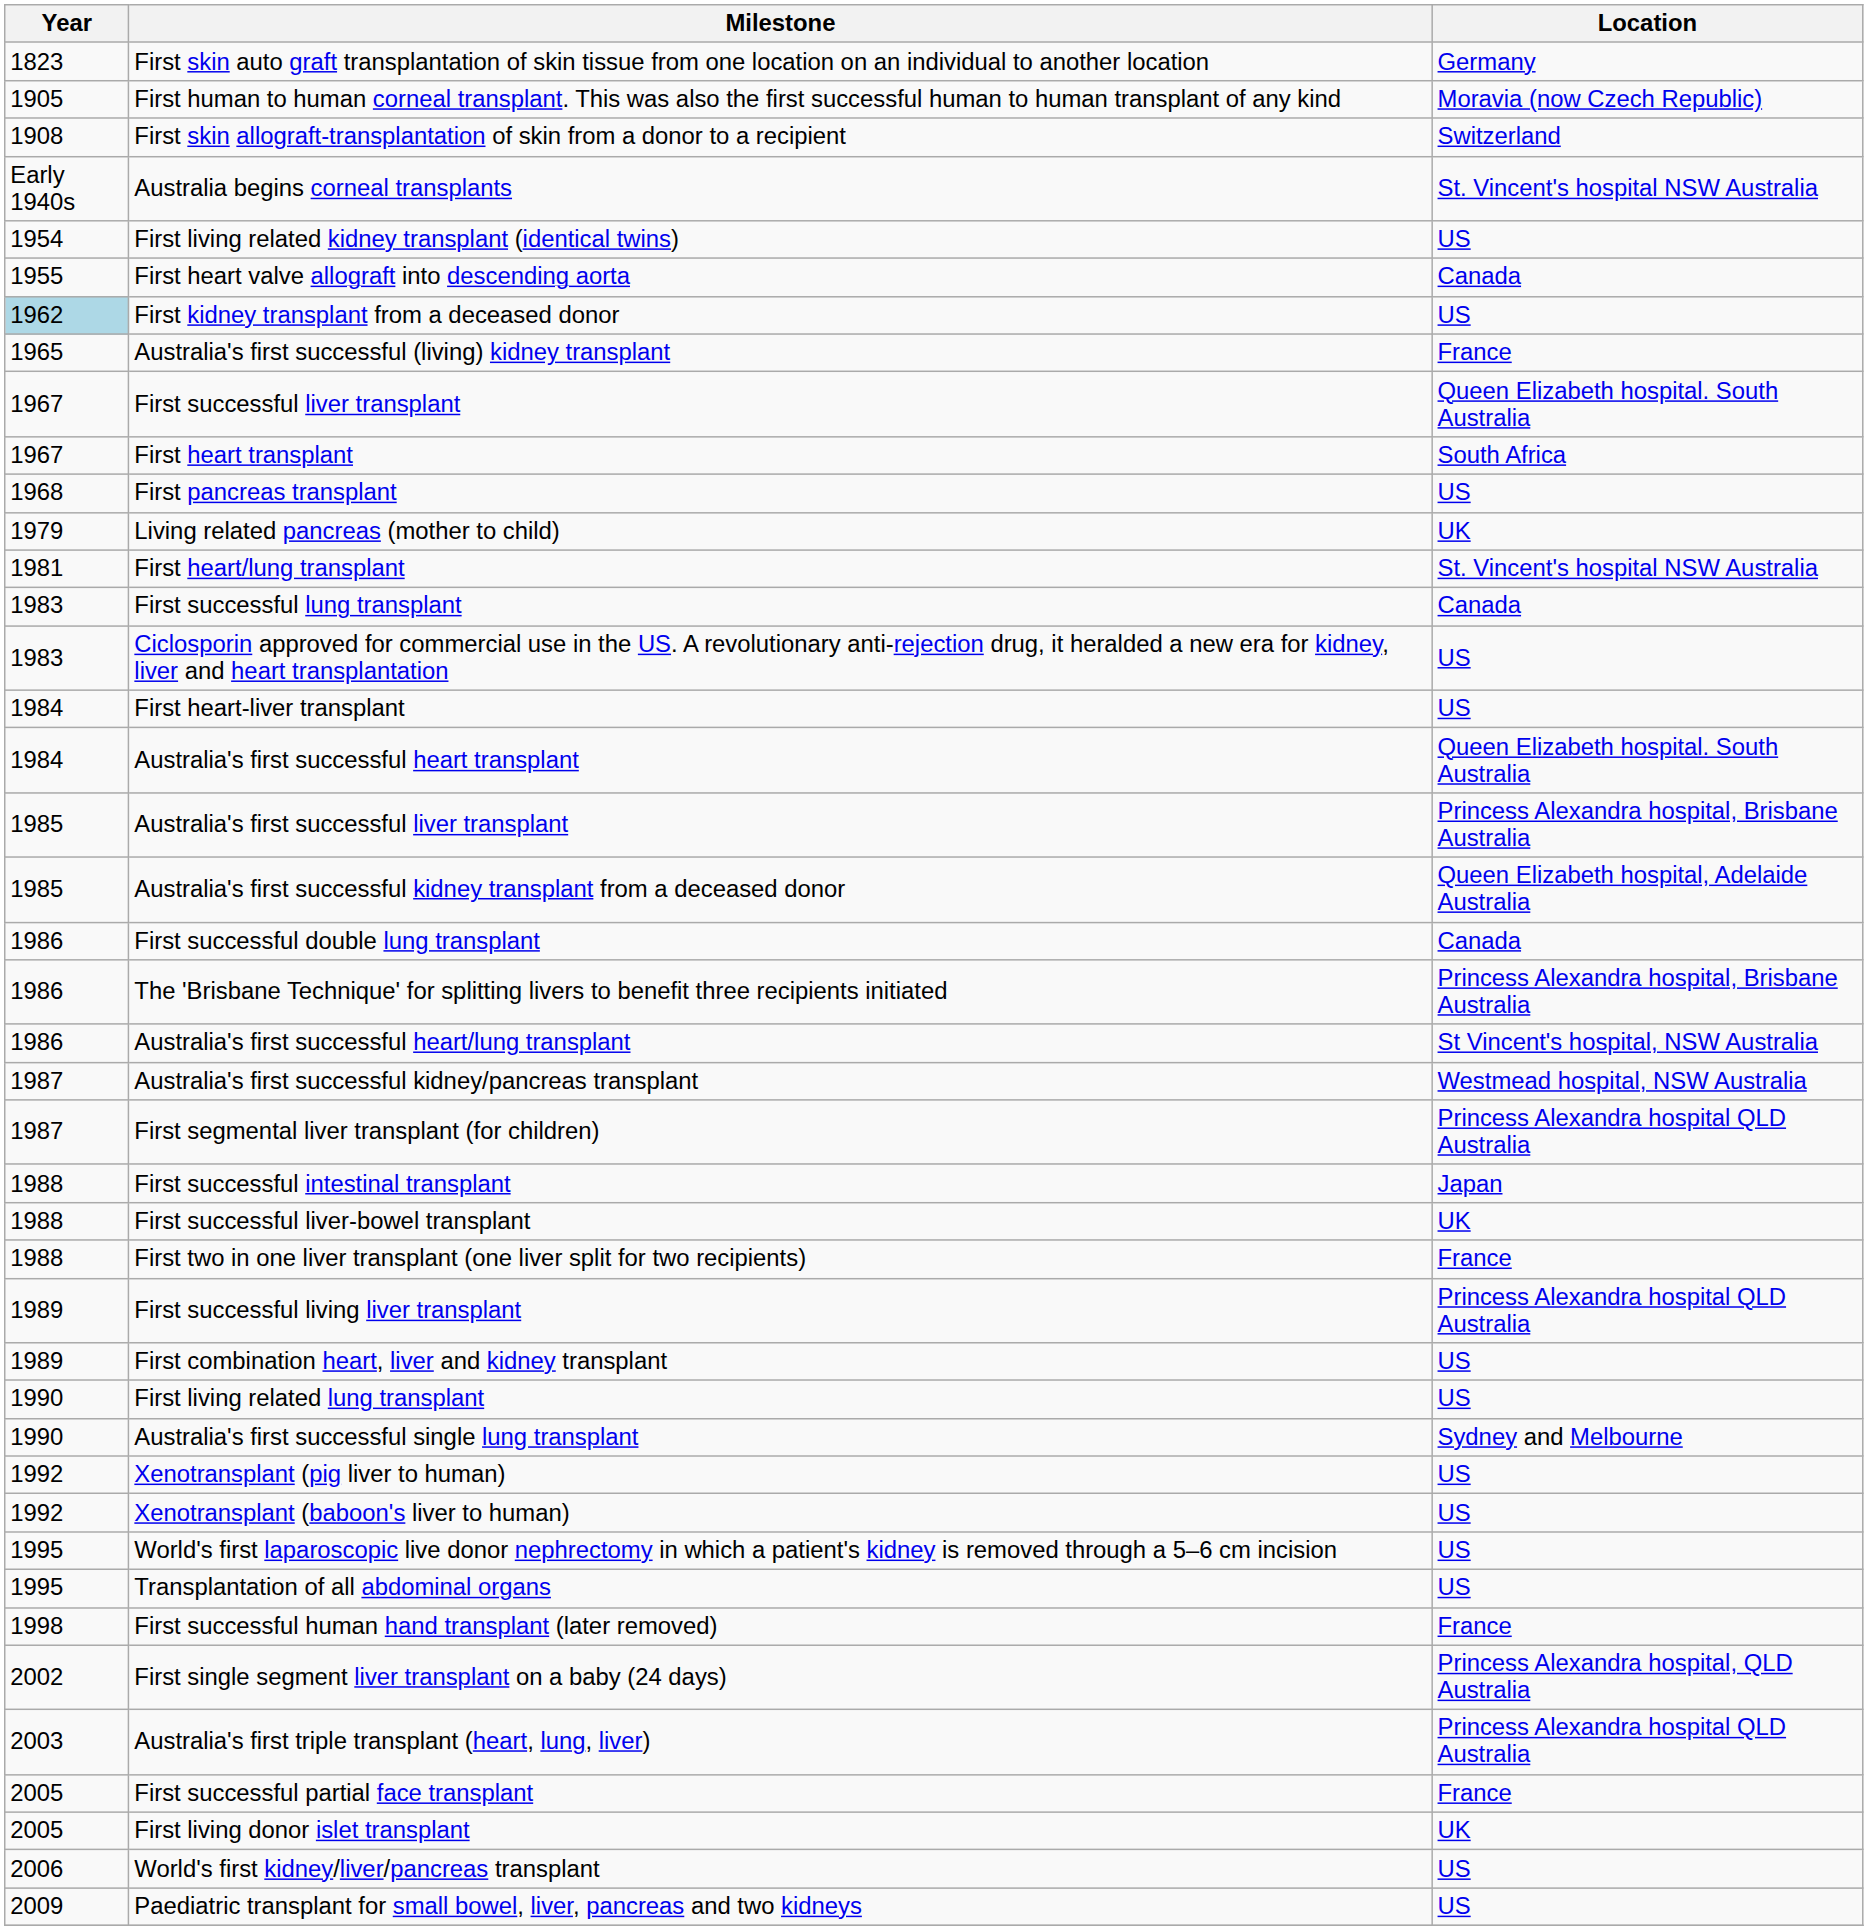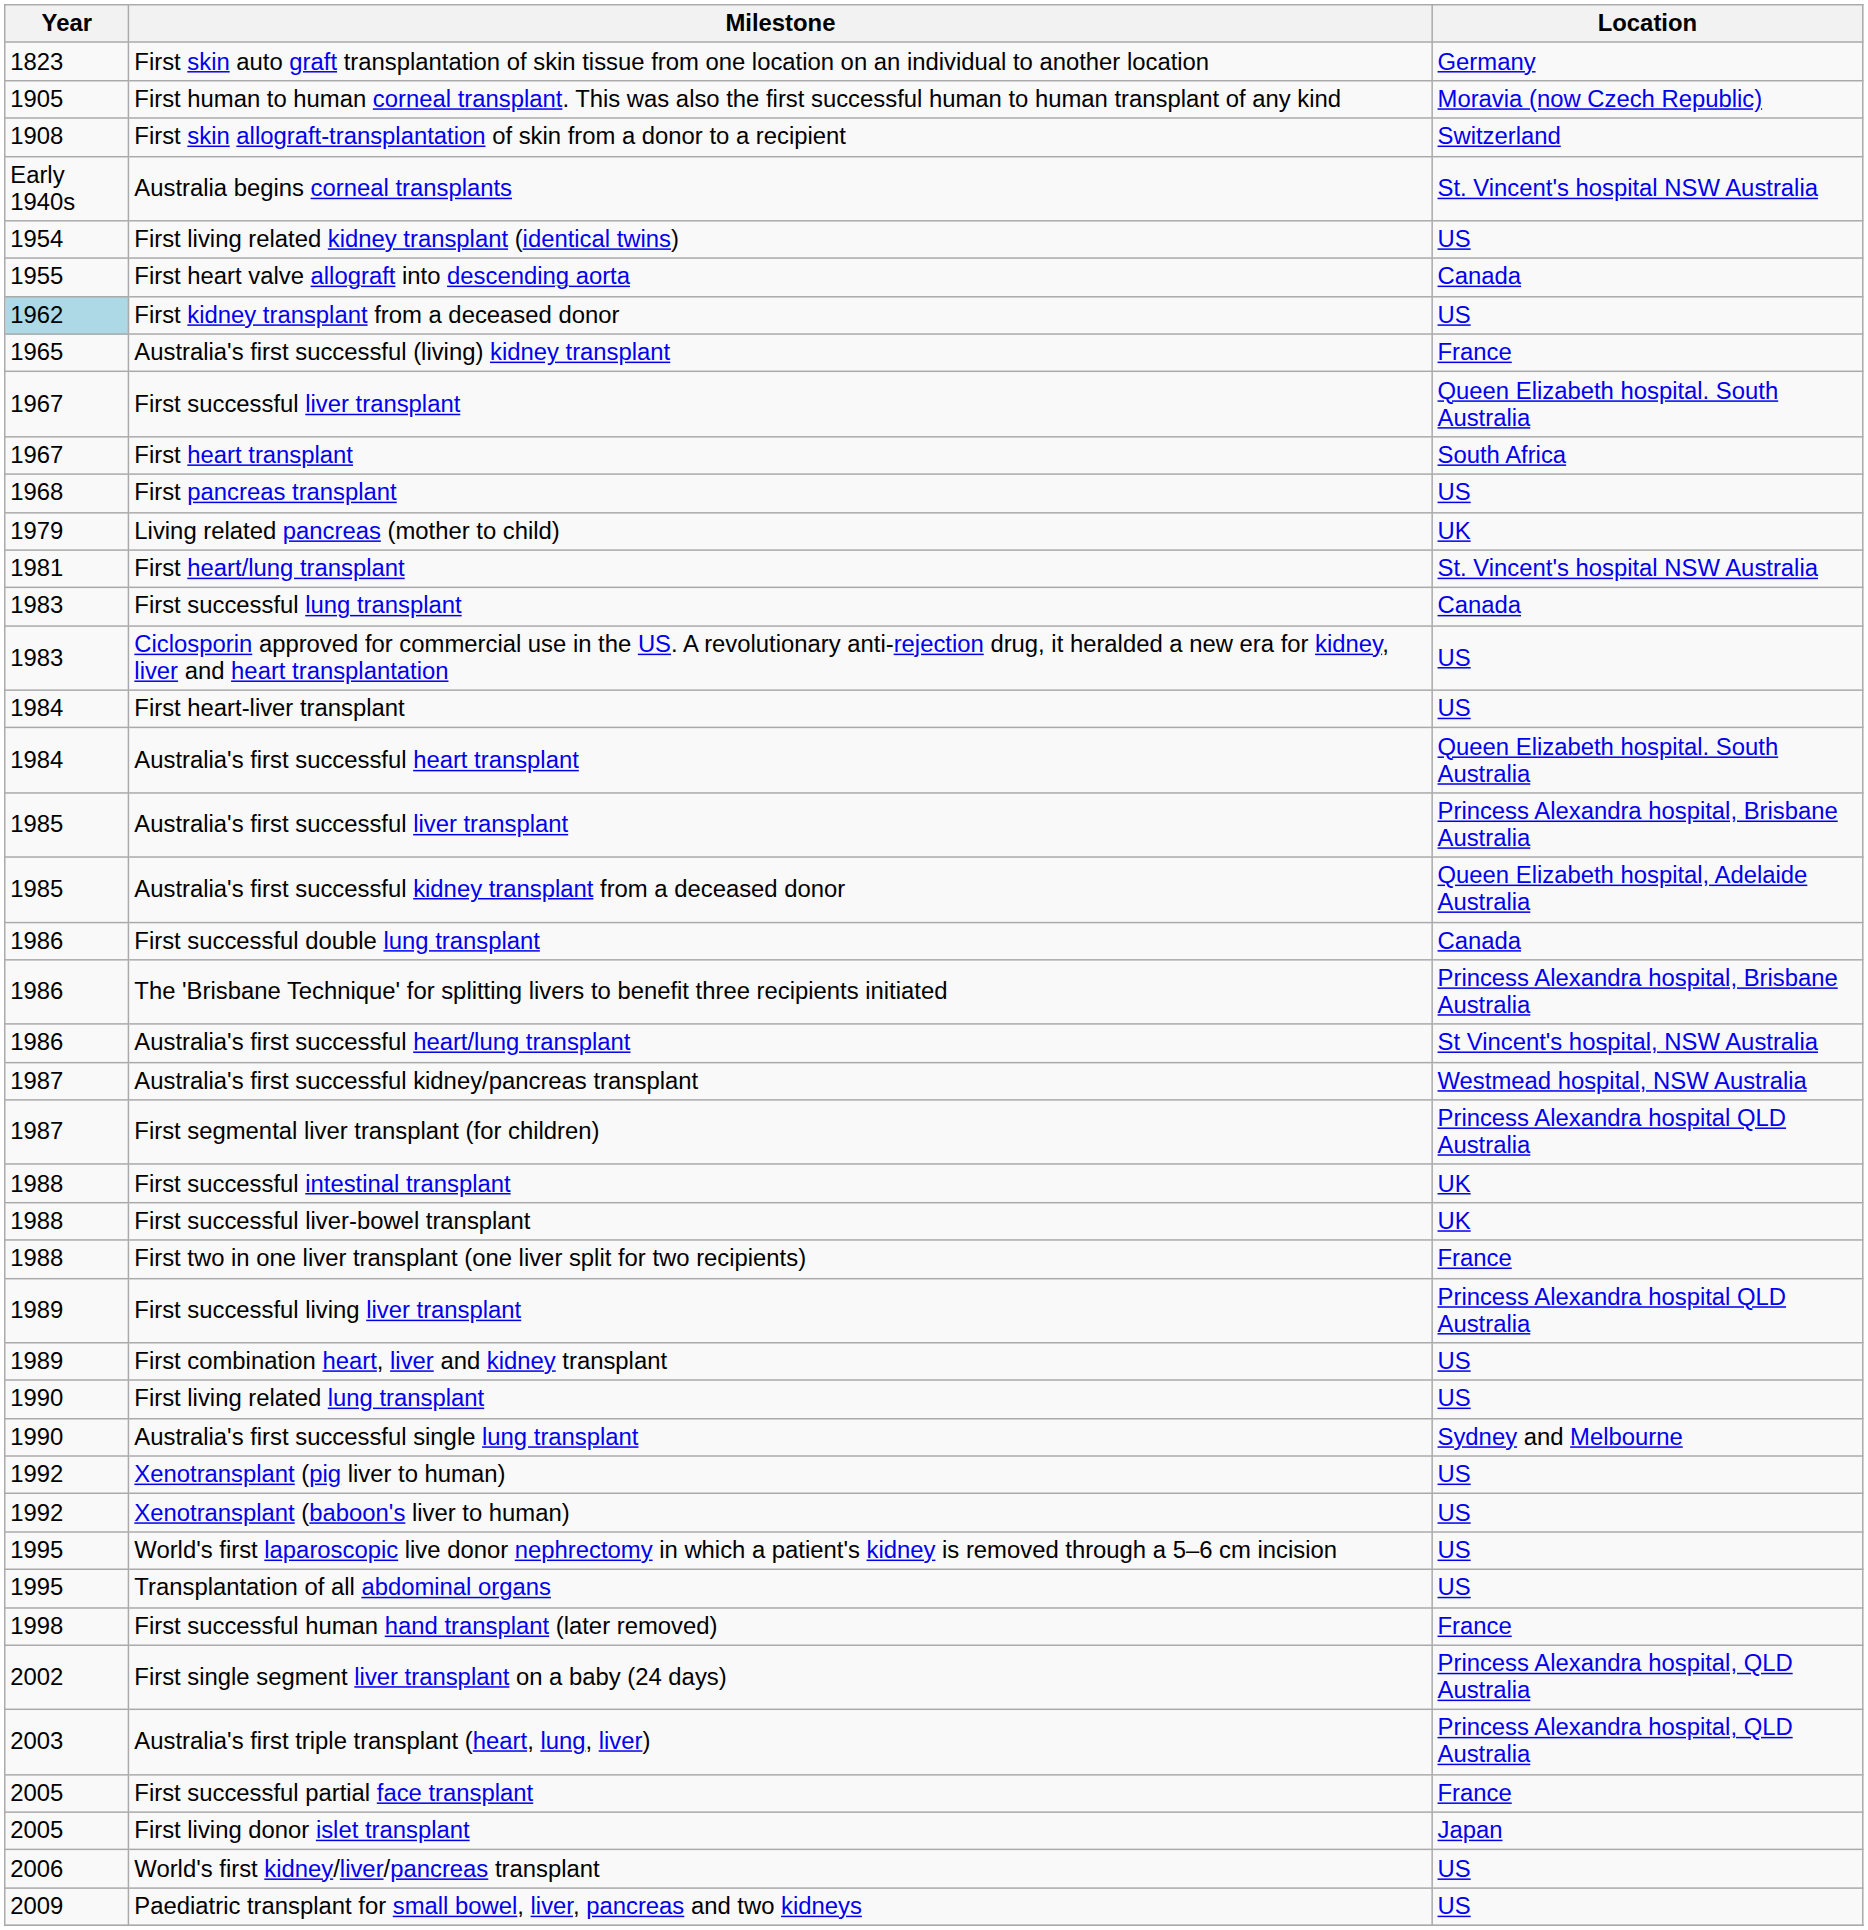(1470, 1183) Japan -> (1454, 1183) UK
(1612, 1741) Princess Alexandra hospital QLD Australia -> (1615, 1741) Princess Alexandra hospital, QLD Australia
(1454, 1830) UK -> (1470, 1830) Japan
